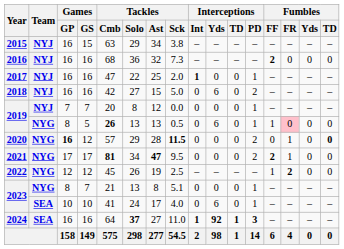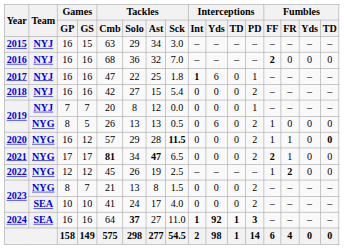(177, 44) 3.8 -> (177, 44) 3.0
(177, 60) 7.3 -> (177, 60) 7.0
(177, 76) 2.0 -> (177, 76) 1.8
(216, 76) 0 -> (216, 76) 6
(177, 92) 5.0 -> (177, 92) 5.4
(216, 92) 6 -> (216, 92) 0
(110, 124) bold -> (110, 124) normal
(255, 124) 1 -> (255, 124) 2
(290, 124) pink background -> (290, 124) no background
(67, 140) bold -> (67, 140) normal
(272, 140) 0 -> (272, 140) 1
(177, 156) 9.5 -> (177, 156) 6.5
(177, 188) 5.1 -> (177, 188) 1.5
(255, 188) 1 -> (255, 188) 2
(216, 204) 6 -> (216, 204) 0
(255, 204) 1 -> (255, 204) 2
